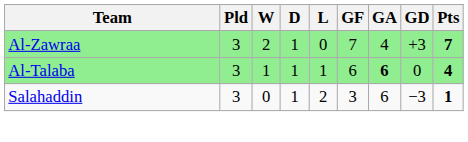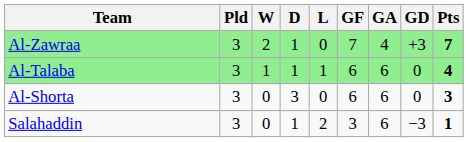(384, 70) bold -> (384, 70) normal
+ row: (41, 96)
